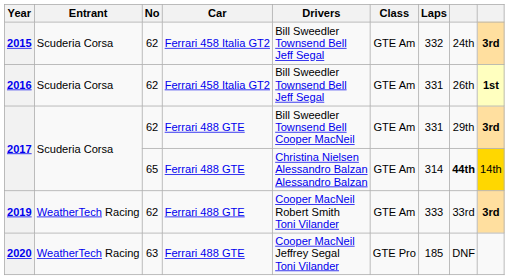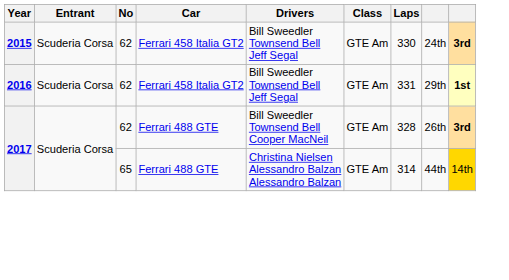(434, 43) 332 -> (406, 43) 330
(464, 86) 26th -> (435, 86) 29th
(434, 128) 331 -> (406, 128) 328
(464, 128) 29th -> (435, 128) 26th
(464, 170) bold -> (435, 170) normal
- row: (19, 212)
- row: (19, 254)
